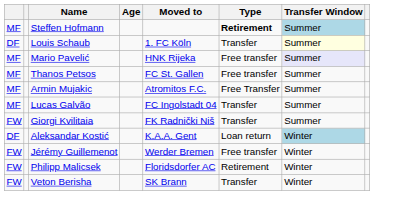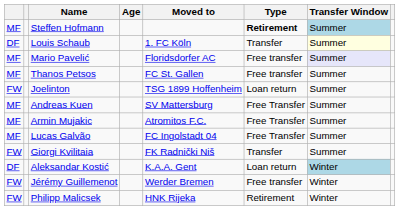(170, 58) HNK Rijeka -> (180, 58) Floridsdorfer AC
+ row: (50, 89)
+ row: (62, 105)
(239, 105) Transfer -> (276, 136) Free Transfer
(180, 167) Floridsdorfer AC -> (170, 197) HNK Rijeka
- row: (61, 182)
